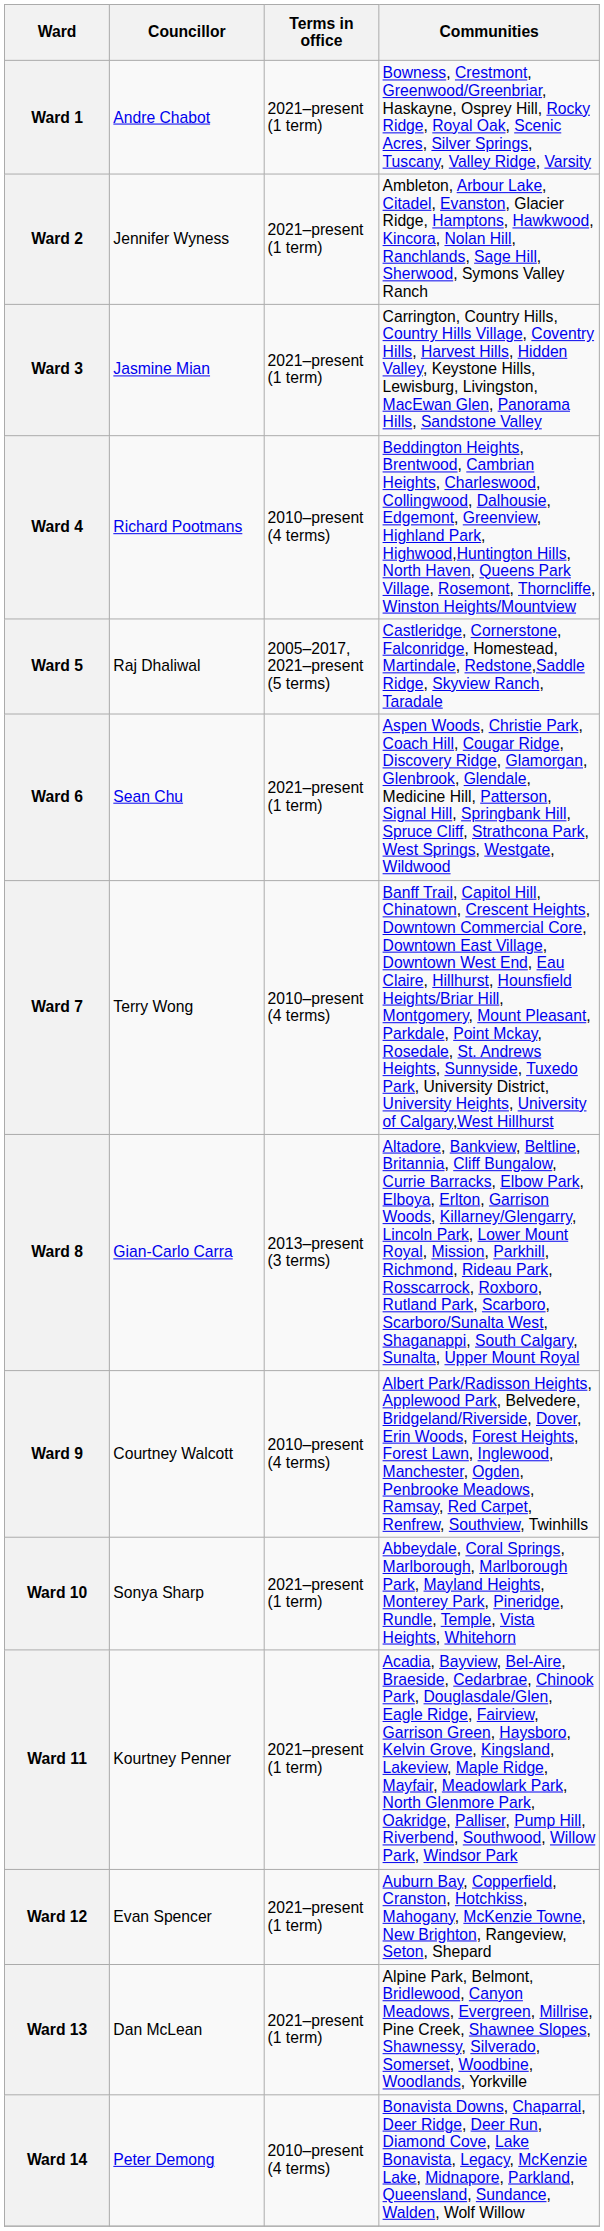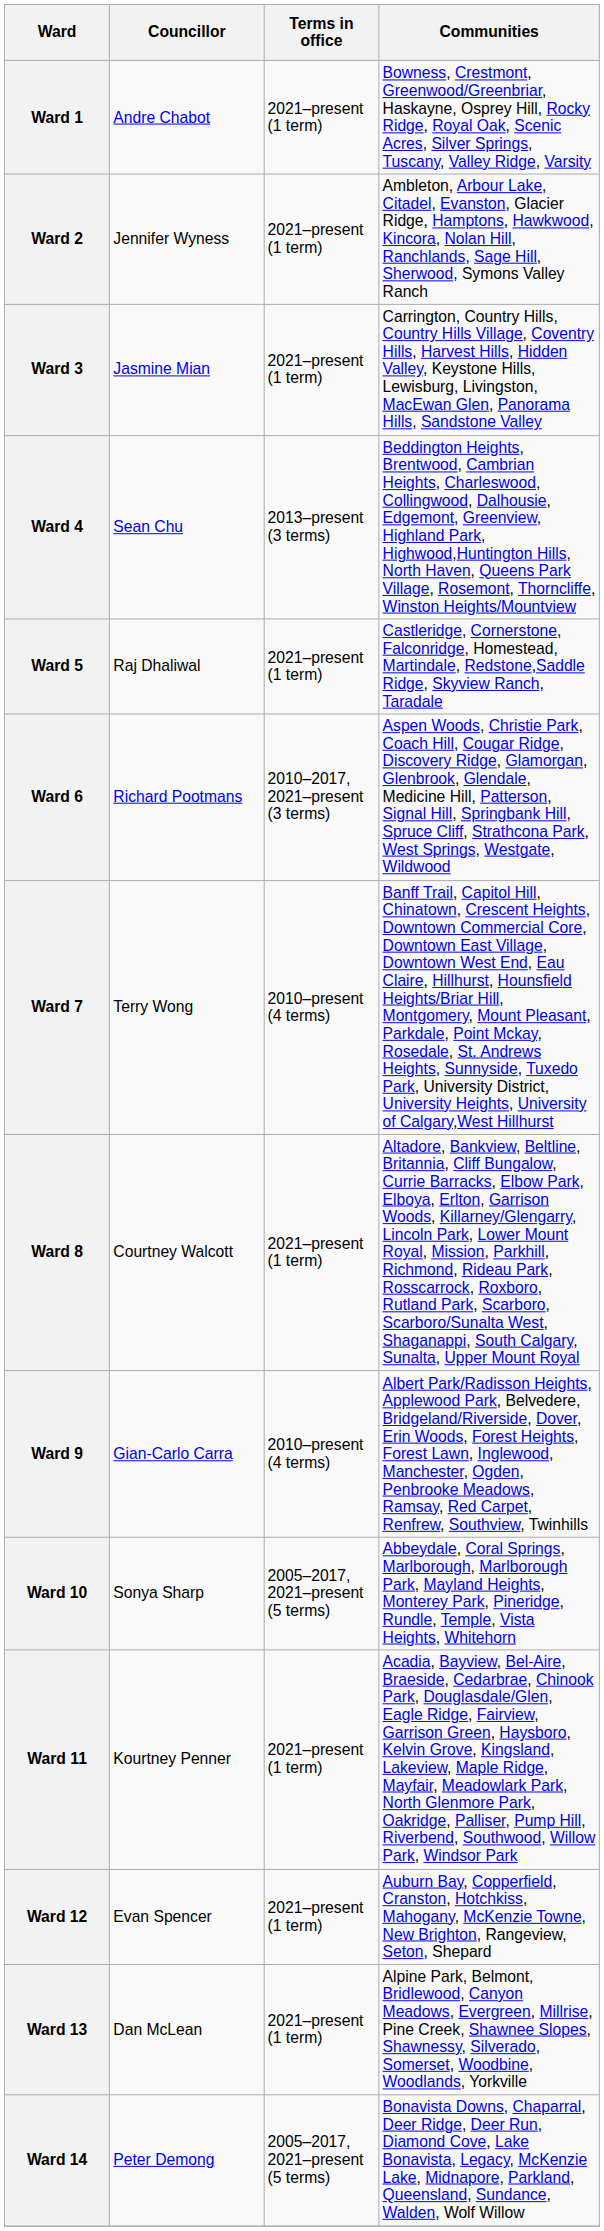(178, 527) Richard Pootmans -> (148, 527) Sean Chu
(316, 527) 2010–present (4 terms) -> (316, 527) 2013–present (3 terms)
(316, 666) 2005–2017, 2021–present (5 terms) -> (316, 666) 2021–present (1 term)
(148, 797) Sean Chu -> (178, 797) Richard Pootmans
(316, 797) 2021–present (1 term) -> (316, 797) 2010–2017, 2021–present (3 terms)
(173, 1252) Gian-Carlo Carra -> (173, 1252) Courtney Walcott
(316, 1252) 2013–present (3 terms) -> (316, 1252) 2021–present (1 term)
(173, 1453) Courtney Walcott -> (173, 1453) Gian-Carlo Carra
(316, 1593) 2021–present (1 term) -> (316, 1593) 2005–2017, 2021–present (5 terms)
(316, 2160) 2010–present (4 terms) -> (316, 2160) 2005–2017, 2021–present (5 terms)
